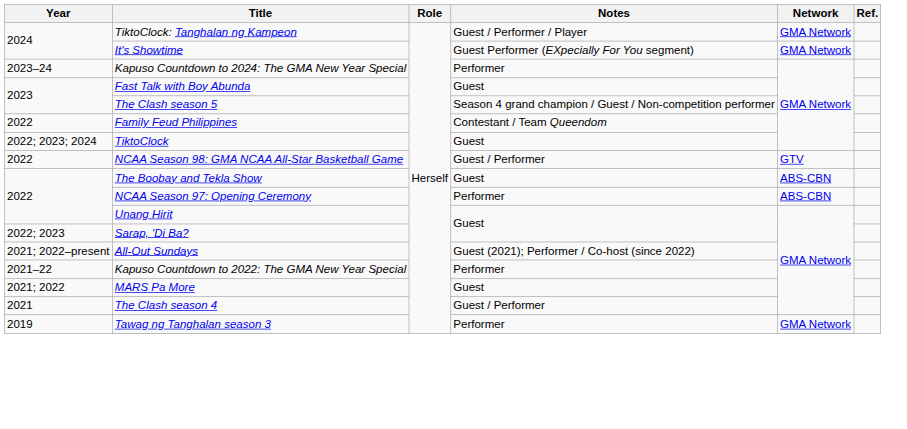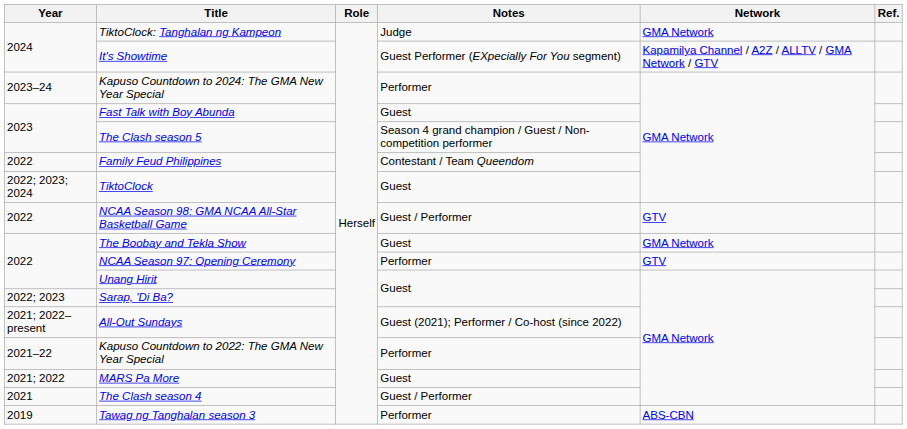(520, 31) Guest / Performer / Player -> (396, 31) Judge
(816, 50) GMA Network -> (747, 56) Kapamilya Channel / A2Z / ALLTV / GMA Network / GTV
(806, 178) ABS-CBN -> (678, 242) GMA Network
(806, 196) ABS-CBN -> (654, 261) GTV
(816, 324) GMA Network -> (668, 414) ABS-CBN
